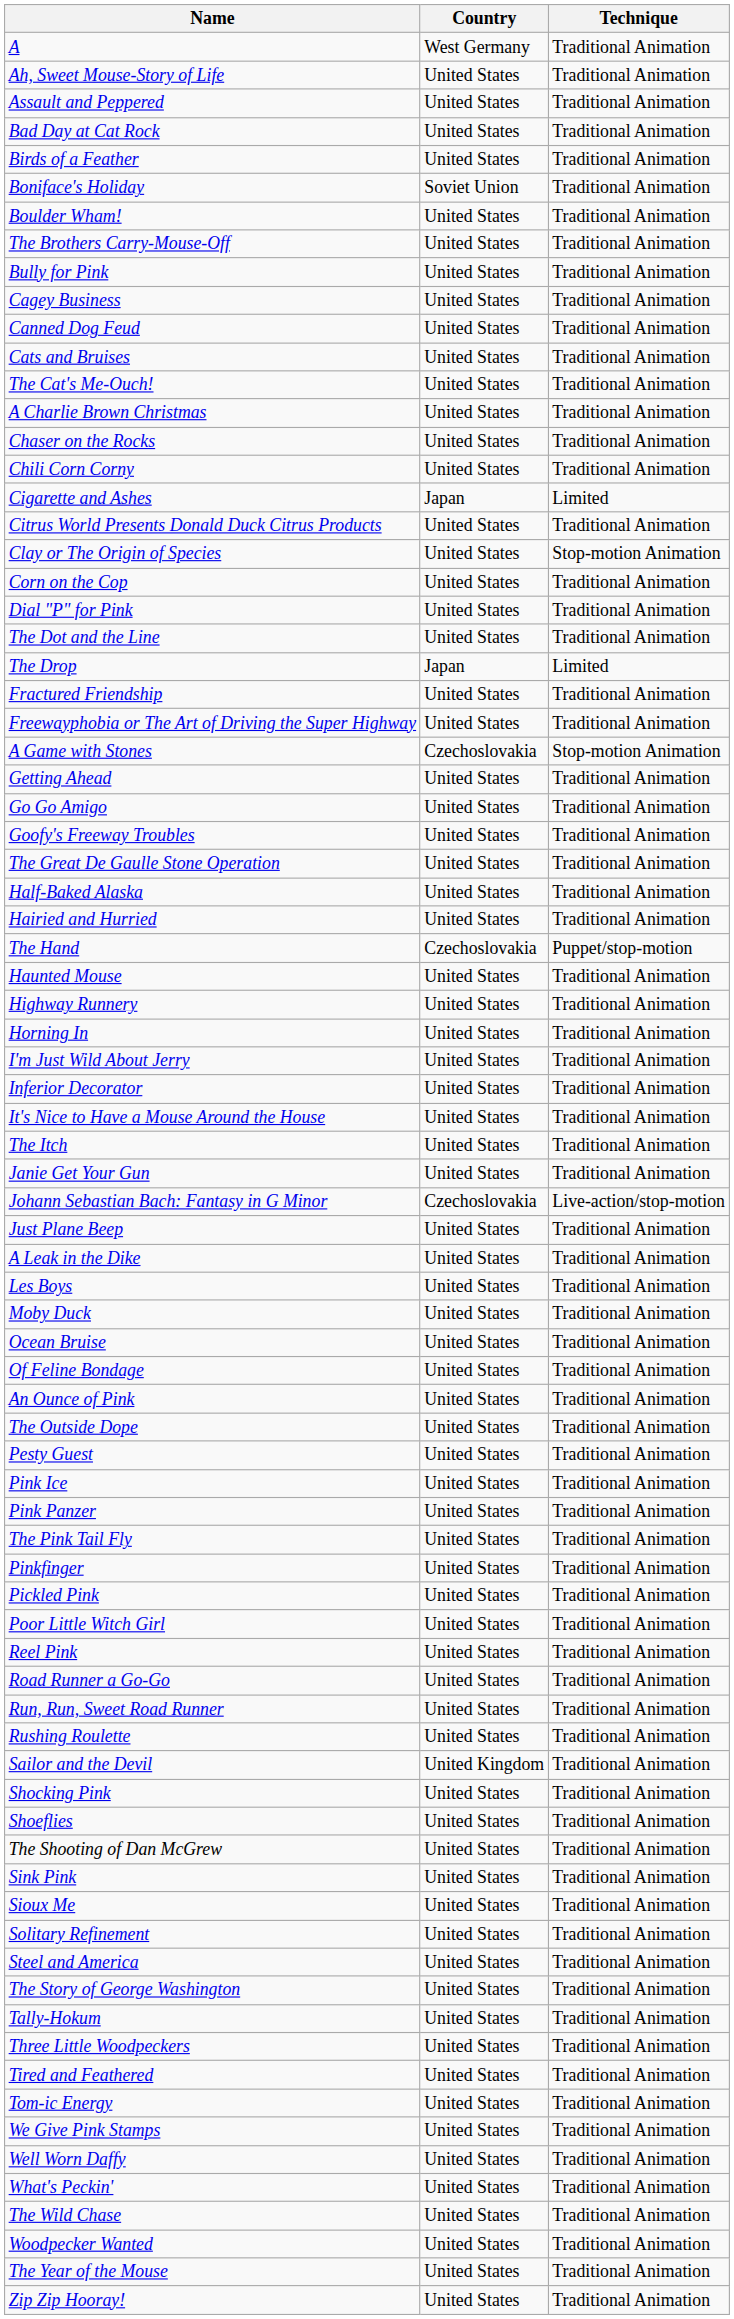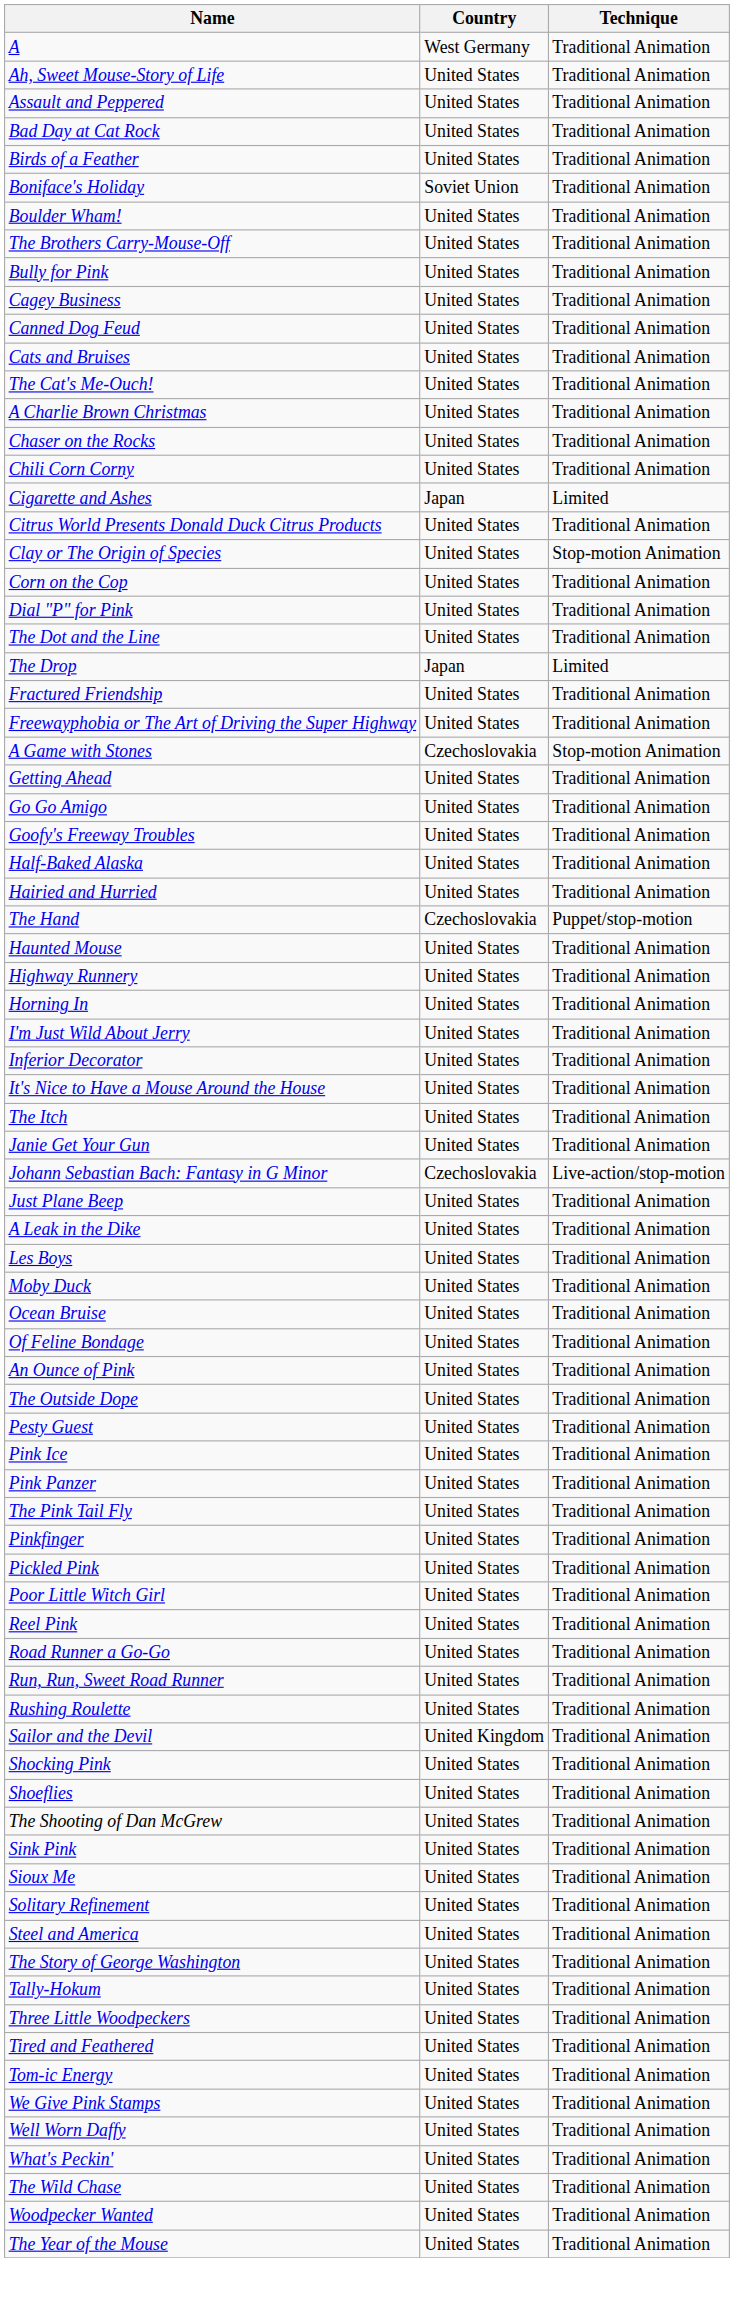- row: (144, 863)
- row: (67, 2300)
